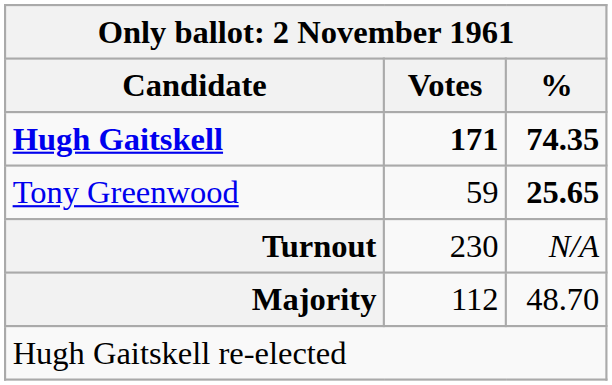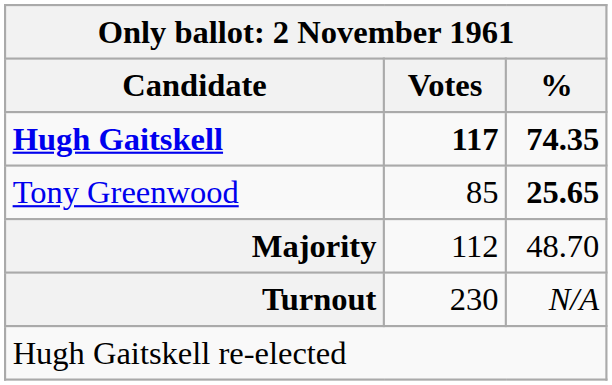(474, 138) 171 -> (475, 138) 117
(482, 192) 59 -> (482, 192) 85
rows swapped: (314, 299) <-> (319, 246)
